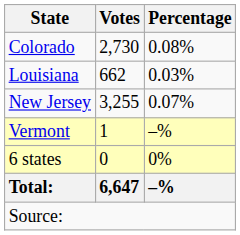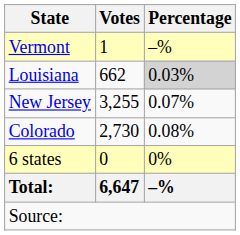rows swapped: (42, 46) <-> (39, 131)
(171, 74) no background -> (171, 74) lightgrey background
